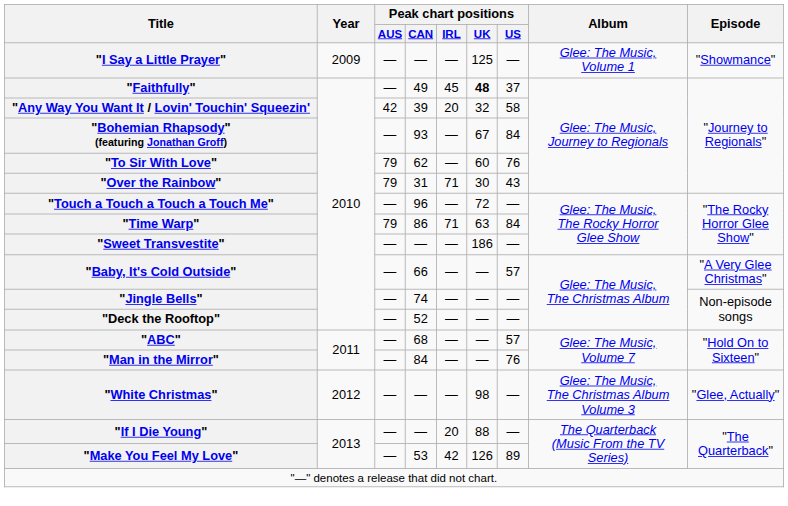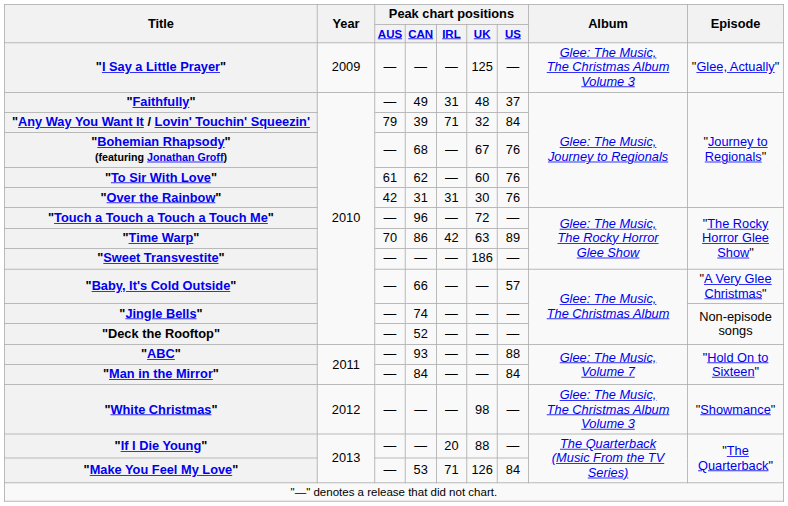(608, 60) Glee: The Music, Volume 1 -> (608, 67) Glee: The Music, The Christmas Album Volume 3
(736, 60) "Showmance" -> (736, 67) "Glee, Actually"
(451, 87) 45 -> (451, 102) 31
(482, 87) bold -> (482, 102) normal
(390, 108) 42 -> (390, 122) 79
(451, 108) 20 -> (451, 122) 71
(513, 108) 58 -> (513, 122) 84
(421, 135) 93 -> (421, 150) 68
(513, 135) 84 -> (513, 150) 76
(390, 163) 79 -> (390, 177) 61
(390, 183) 79 -> (390, 197) 42
(451, 183) 71 -> (451, 197) 31
(513, 183) 43 -> (513, 197) 76
(390, 224) 79 -> (390, 238) 70
(451, 224) 71 -> (451, 238) 42
(513, 224) 84 -> (513, 238) 89
(421, 339) 68 -> (421, 354) 93
(513, 339) 57 -> (513, 354) 88
(513, 360) 76 -> (513, 374) 84
(736, 394) "Glee, Actually" -> (736, 409) "Showmance"
(451, 456) 42 -> (451, 470) 71
(513, 456) 89 -> (513, 470) 84
